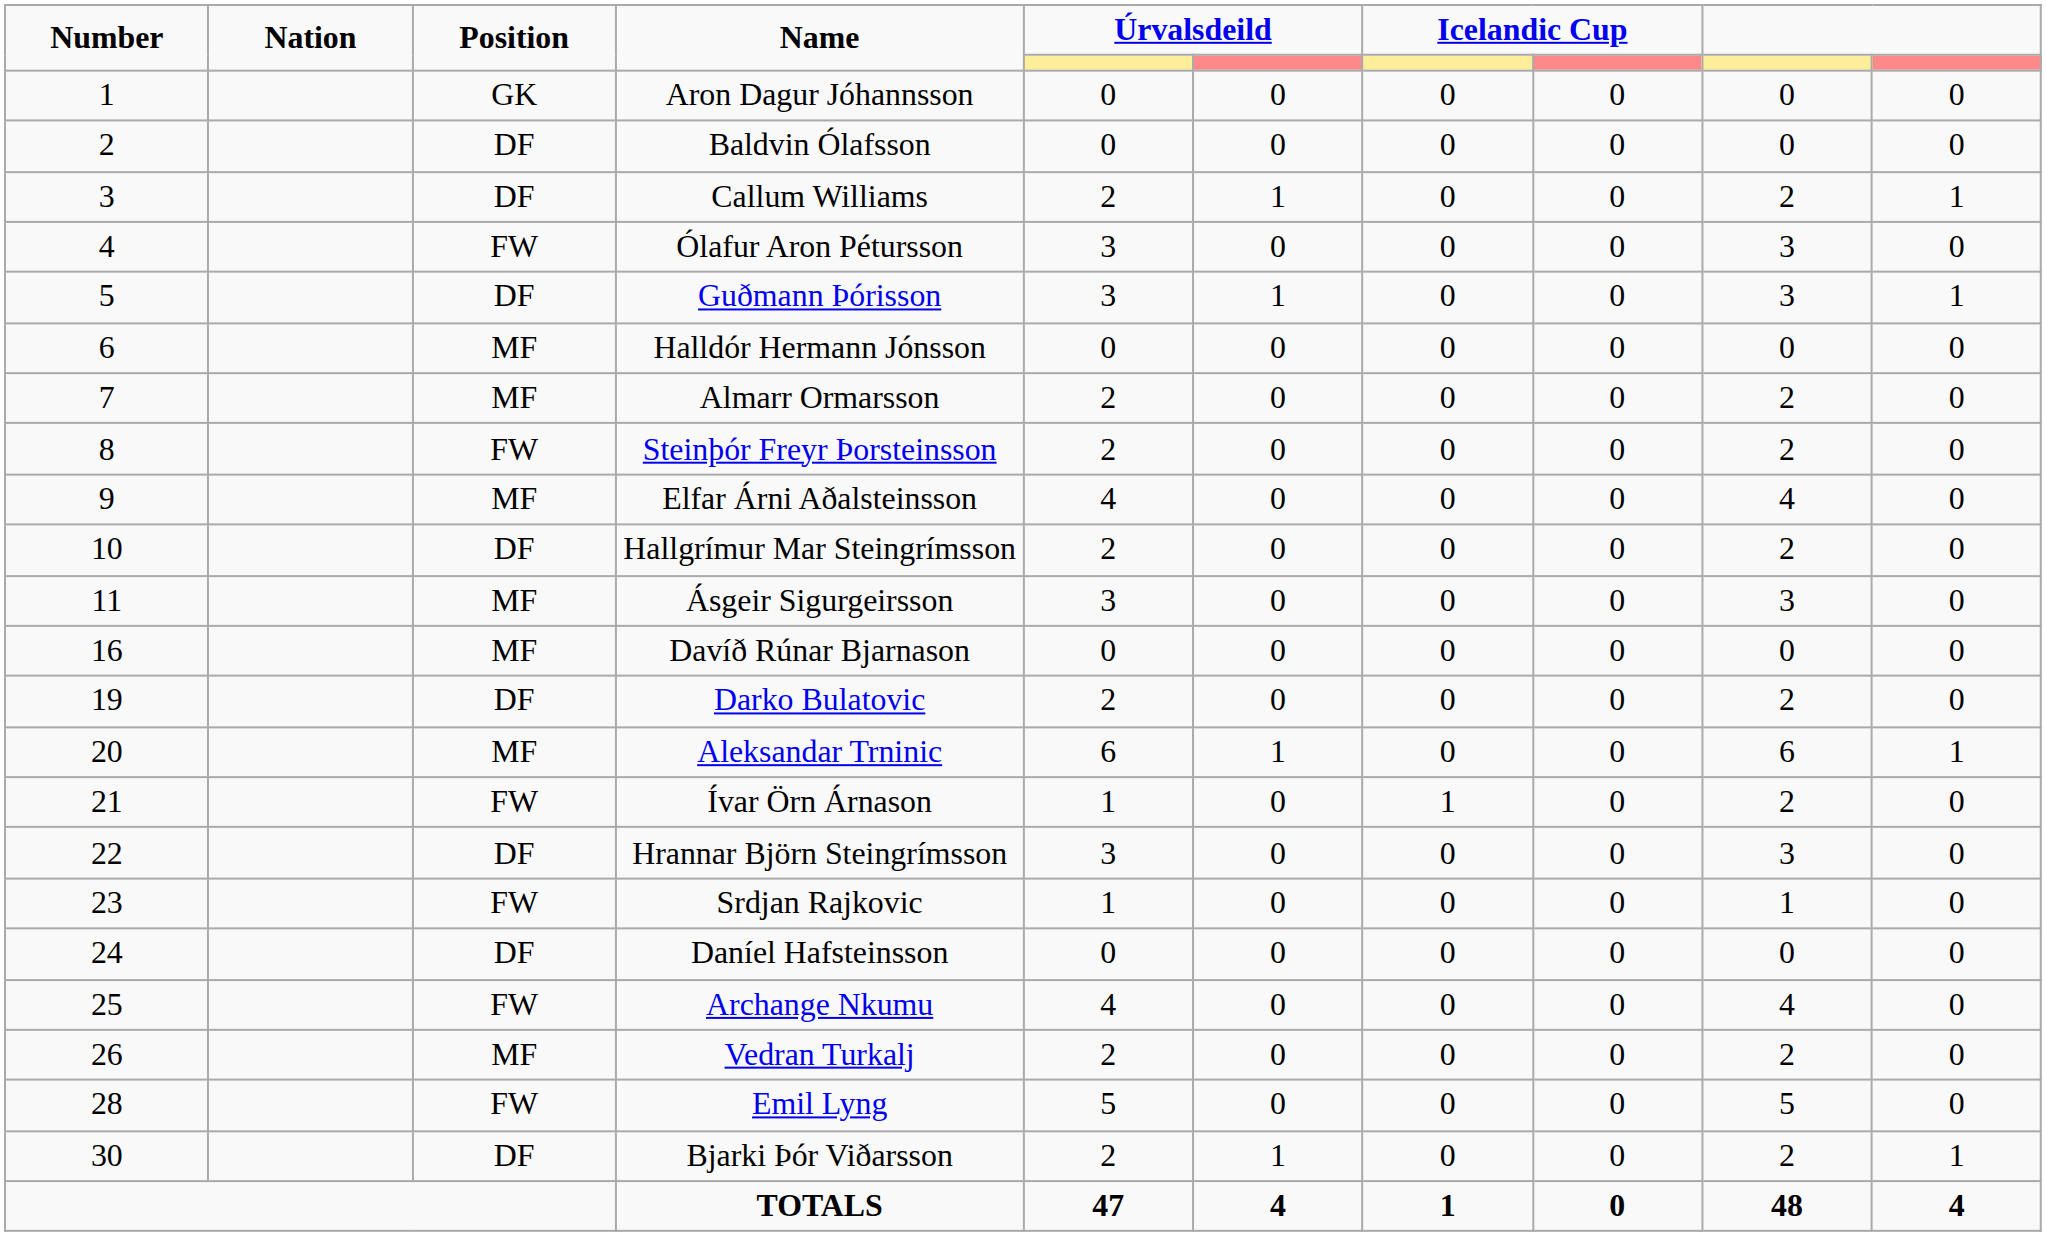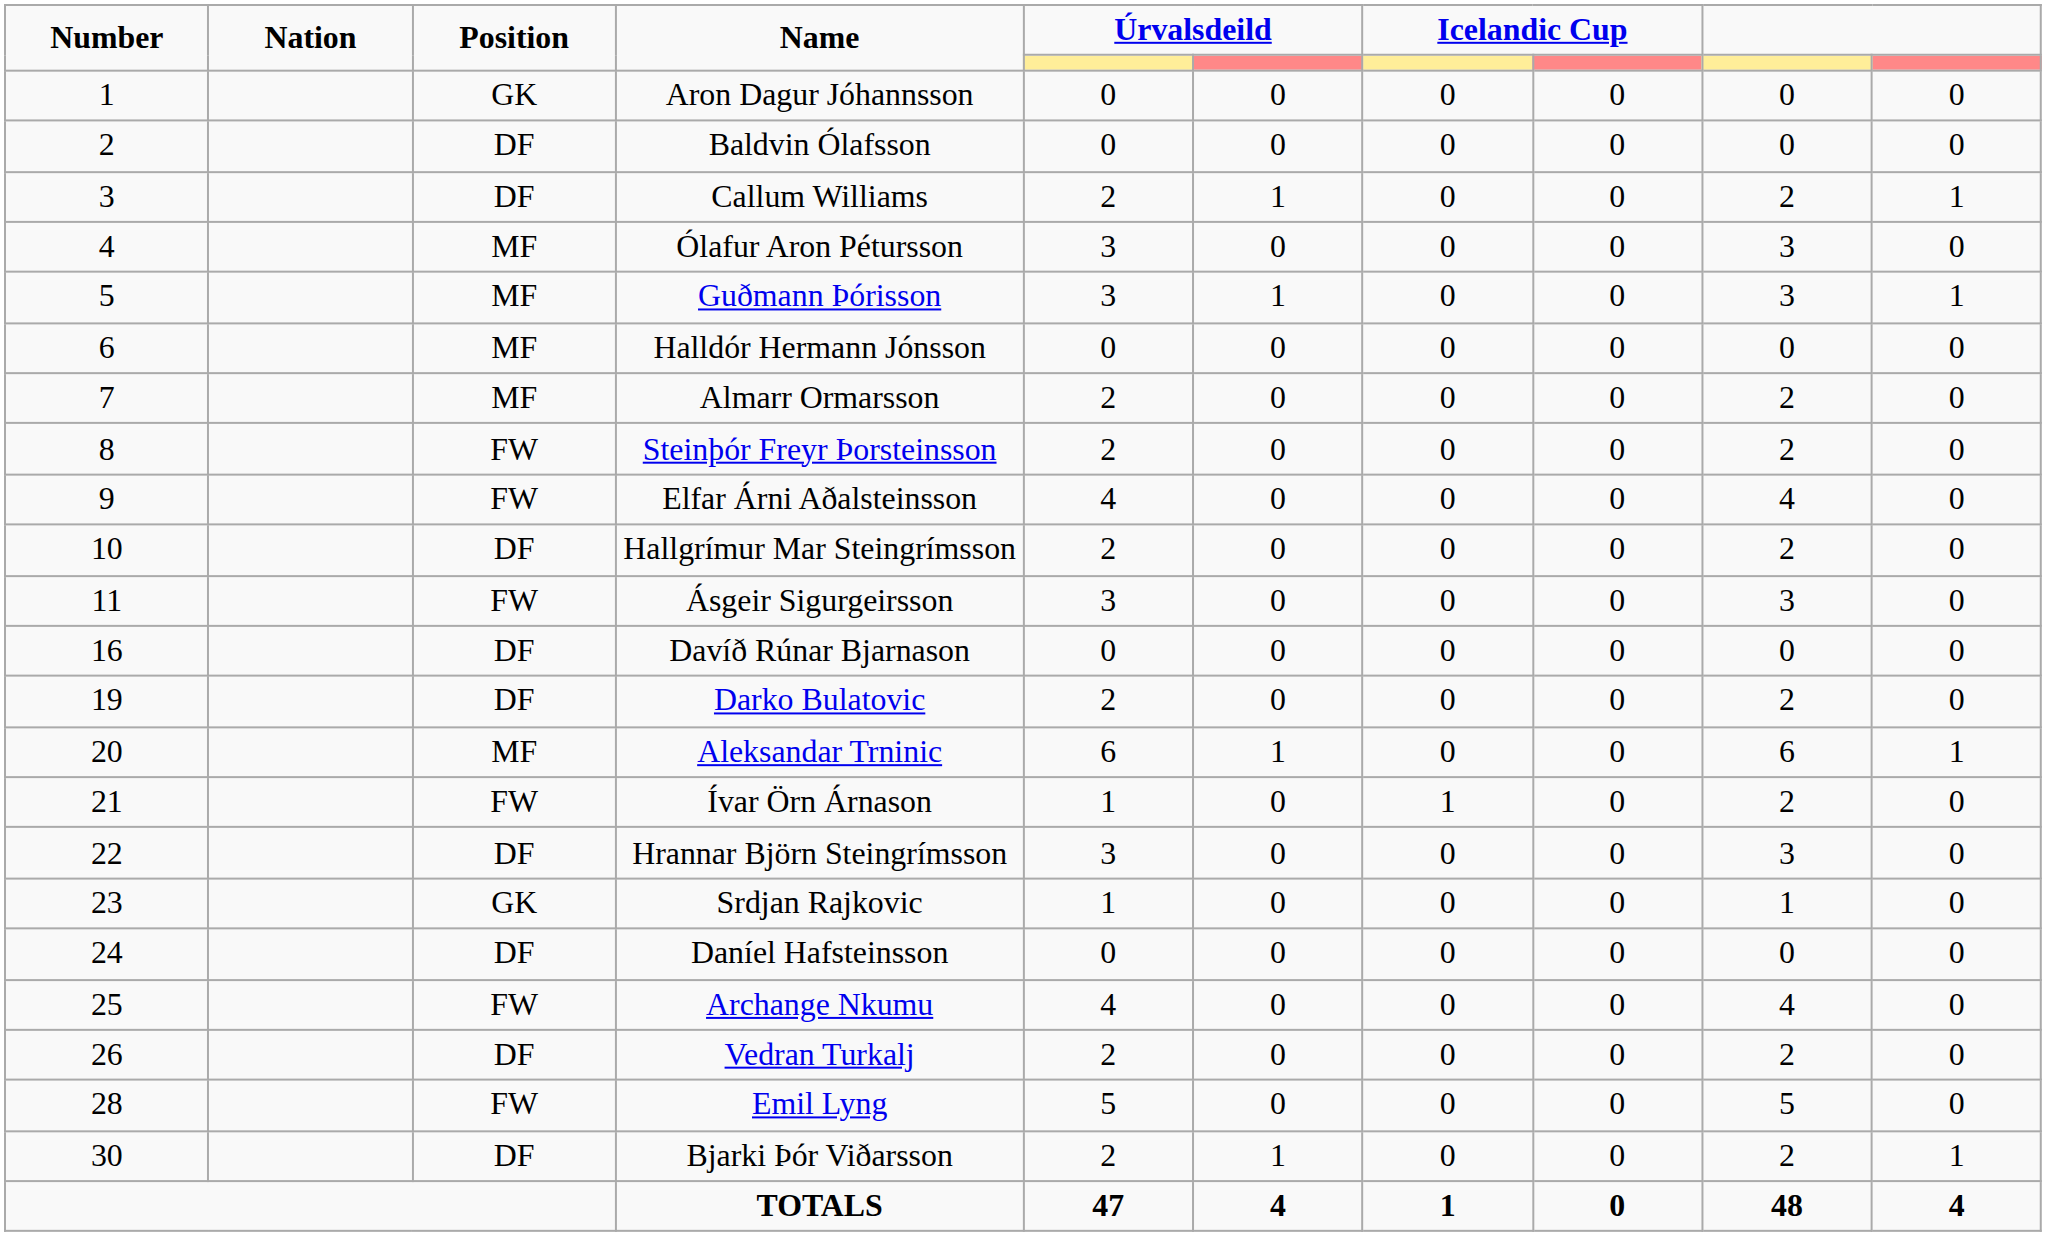(514, 246) FW -> (514, 246) MF
(514, 296) DF -> (514, 296) MF
(514, 498) MF -> (514, 498) FW
(514, 599) MF -> (514, 599) FW
(514, 650) MF -> (514, 650) DF
(514, 902) FW -> (514, 902) GK
(514, 1054) MF -> (514, 1054) DF
